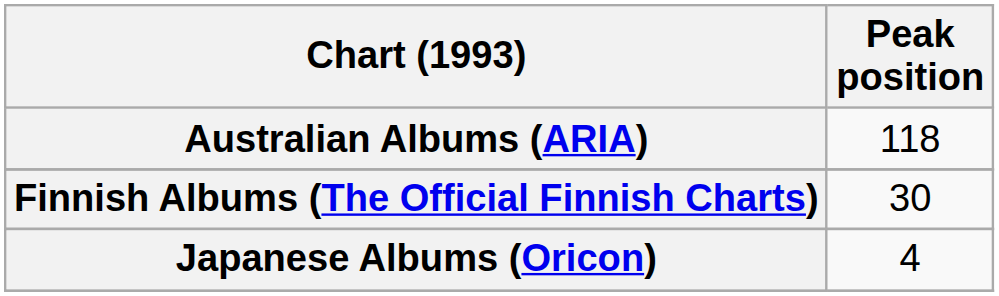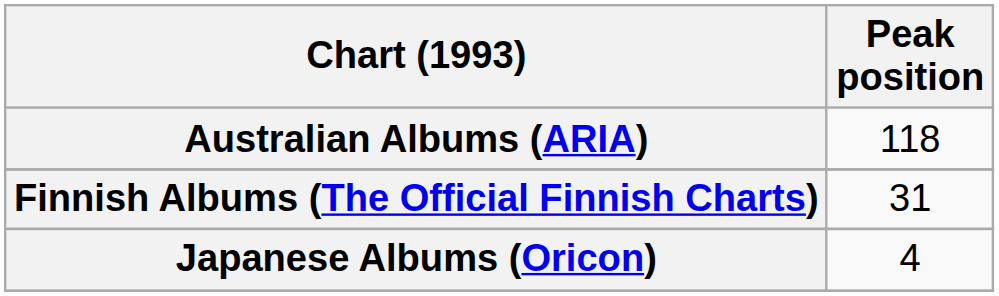(910, 198) 30 -> (910, 198) 31
